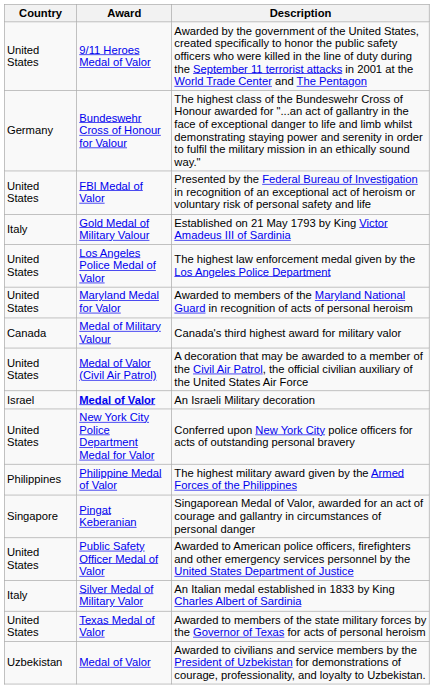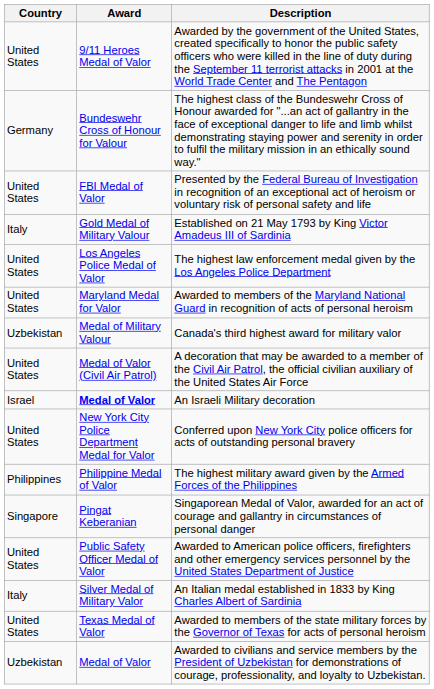(27, 333) Canada -> (35, 333) Uzbekistan
